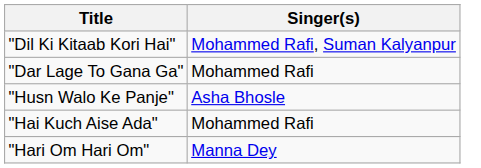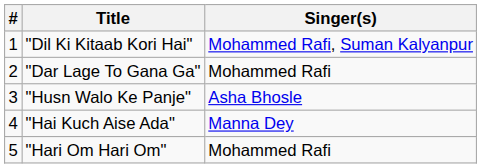+ column: (13, 18)
(253, 124) Mohammed Rafi -> (251, 124) Manna Dey
(234, 150) Manna Dey -> (270, 150) Mohammed Rafi
